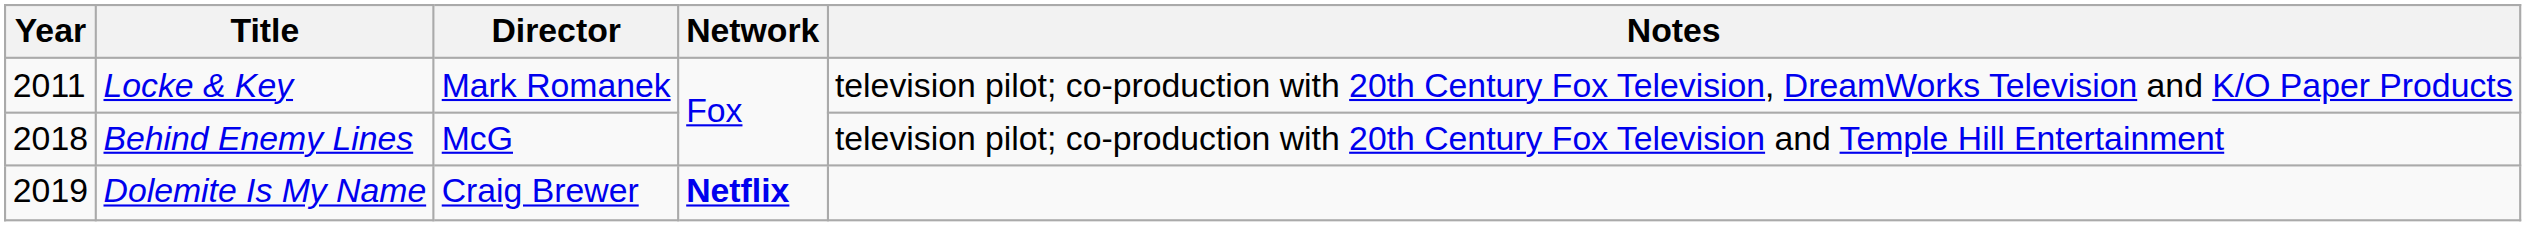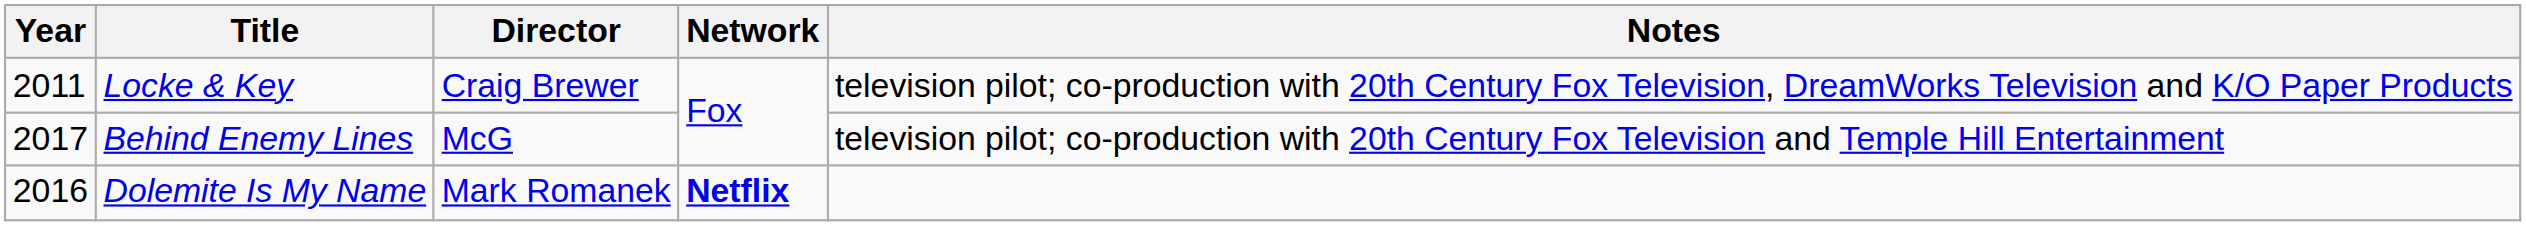(556, 84) Mark Romanek -> (540, 84) Craig Brewer
(50, 138) 2018 -> (50, 138) 2017
(50, 191) 2019 -> (50, 191) 2016
(540, 191) Craig Brewer -> (556, 191) Mark Romanek
